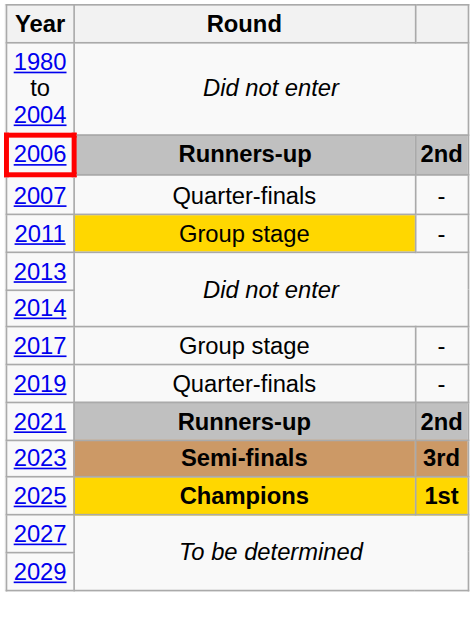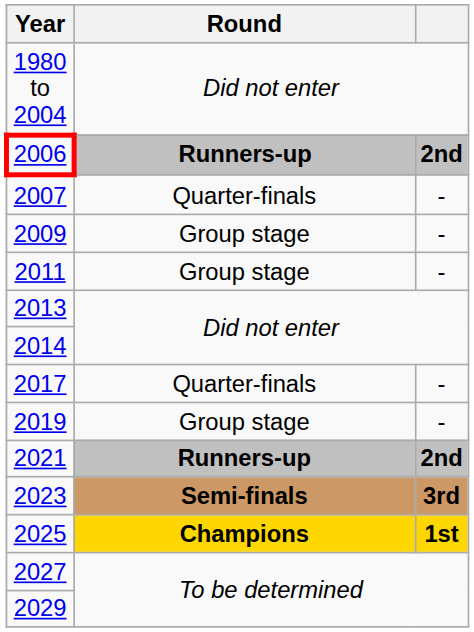+ row: (40, 234)
(244, 234) gold background -> (244, 271) no background
(244, 346) Group stage -> (244, 384) Quarter-finals
(244, 384) Quarter-finals -> (244, 421) Group stage
